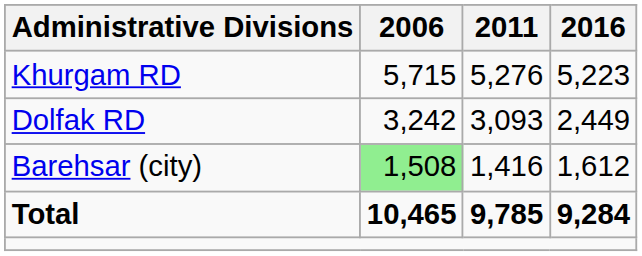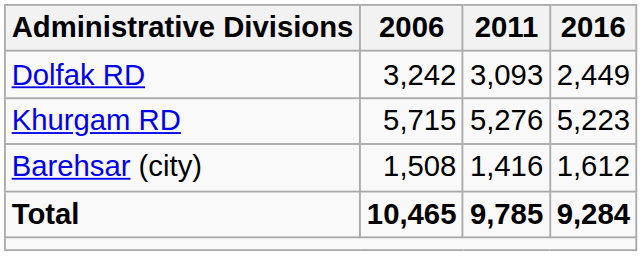rows swapped: (78, 120) <-> (96, 74)
(420, 167) lightgreen background -> (420, 167) no background
